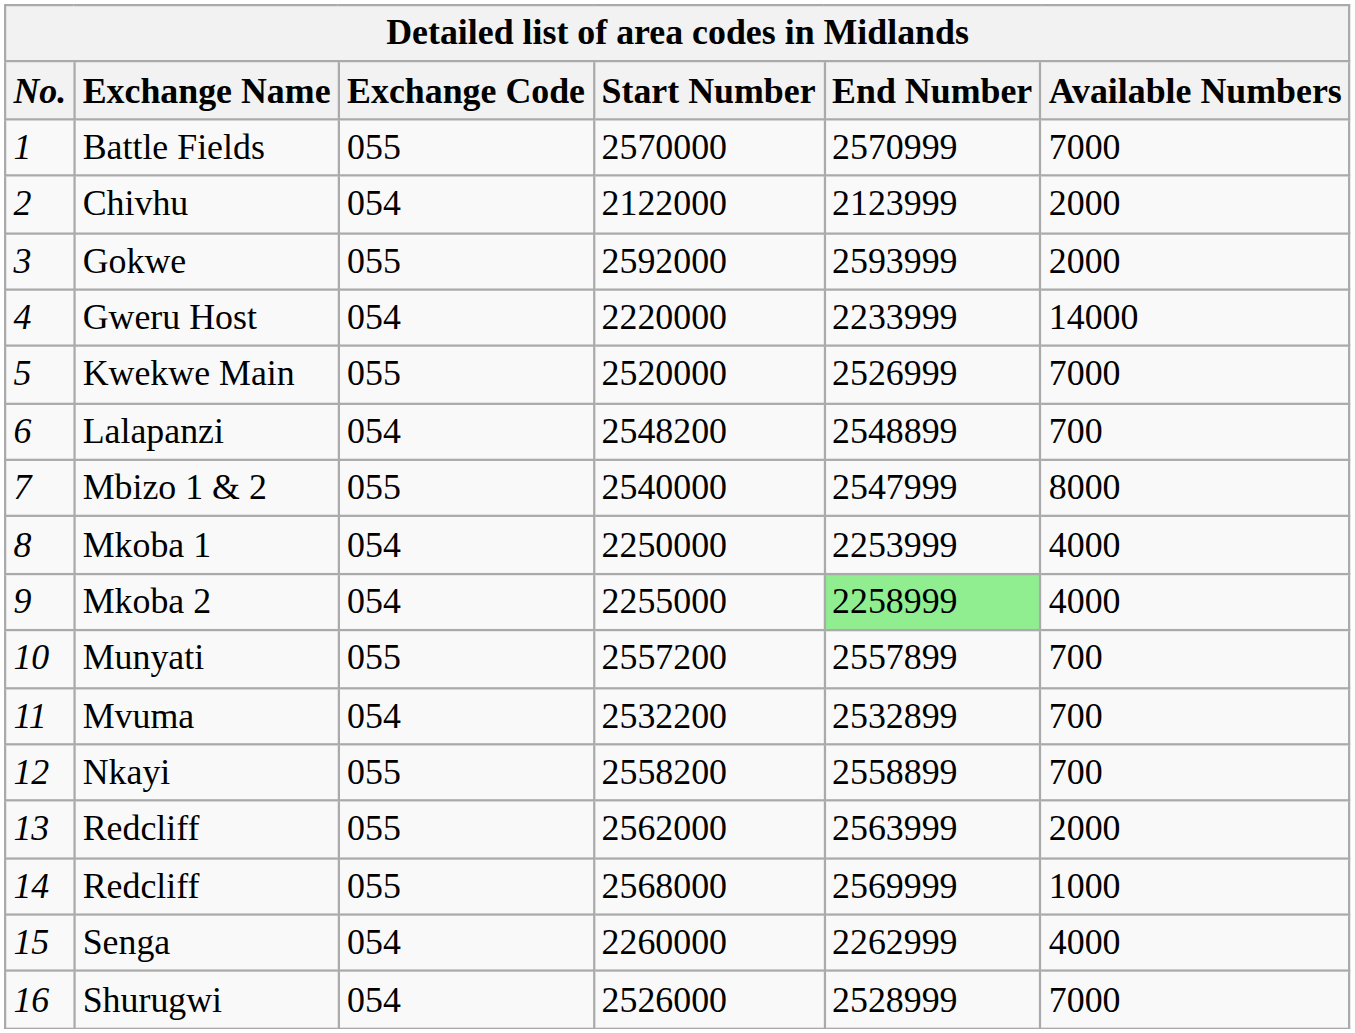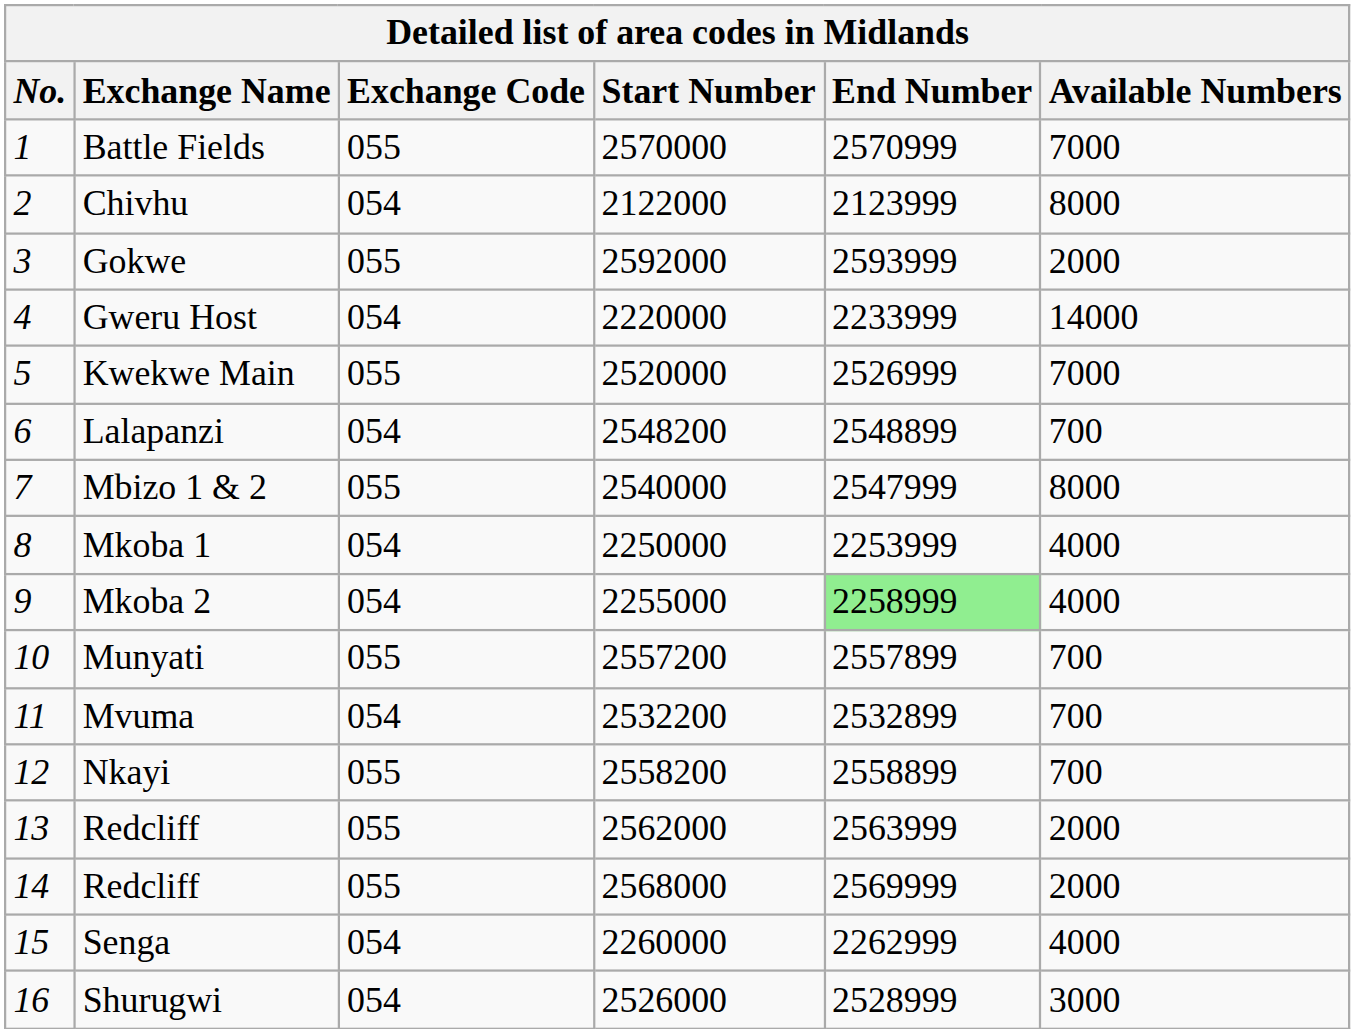(1085, 203) 2000 -> (1085, 203) 8000
(1085, 885) 1000 -> (1085, 885) 2000
(1085, 999) 7000 -> (1085, 999) 3000
